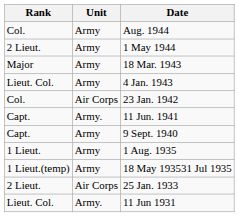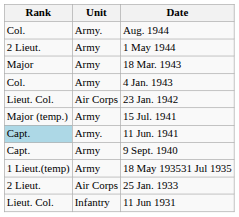(87, 30) Army -> (88, 30) Army.
(30, 82) Lieut. Col. -> (16, 82) Col.
(16, 99) Col. -> (30, 99) Lieut. Col.
+ row: (150, 116)
(18, 116) no background -> (18, 133) lightblue background
- row: (150, 151)
(88, 202) Army. -> (92, 202) Infantry
